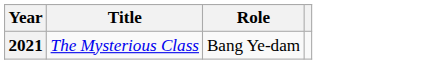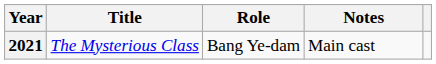+ column: (364, 18)
